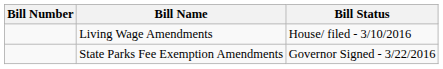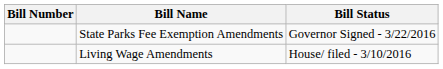rows swapped: (181, 53) <-> (146, 34)
